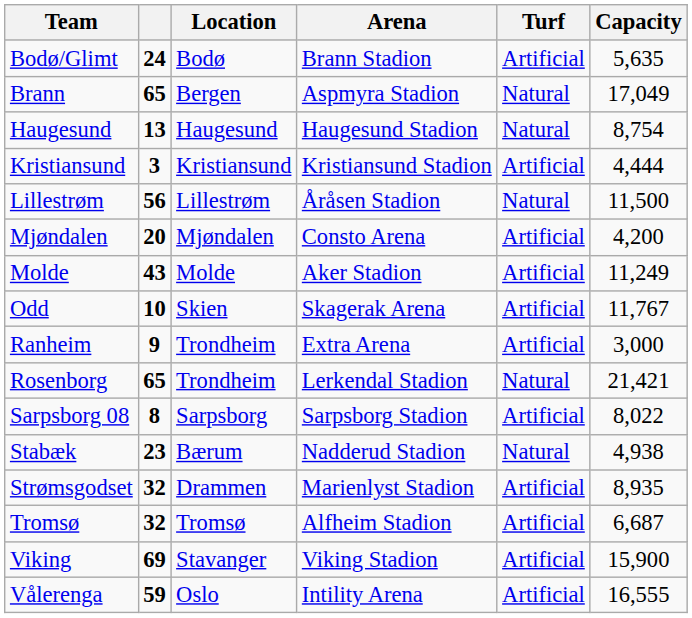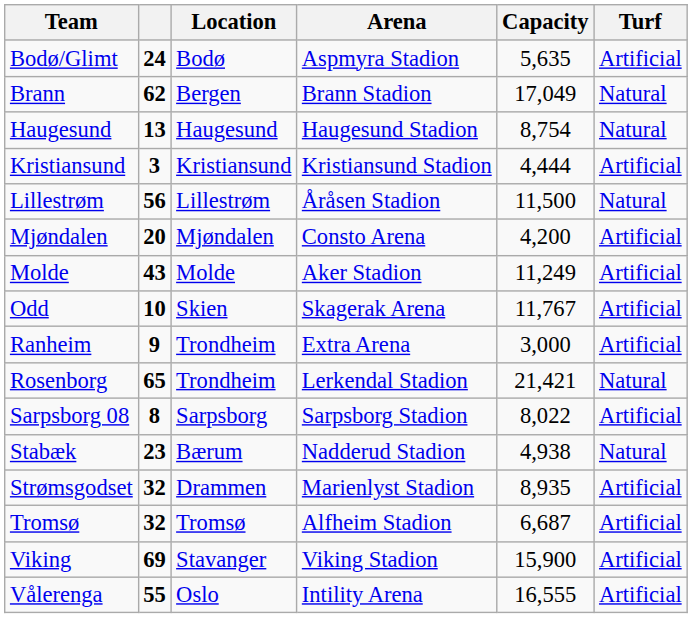columns swapped: (543, 22) <-> (638, 22)
(367, 58) Brann Stadion -> (380, 58) Aspmyra Stadion
(154, 93) 65 -> (154, 93) 62
(380, 93) Aspmyra Stadion -> (367, 93) Brann Stadion
(154, 594) 59 -> (154, 594) 55
